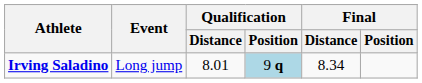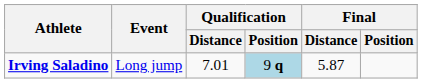(215, 65) 8.01 -> (215, 65) 7.01
(331, 65) 8.34 -> (331, 65) 5.87
